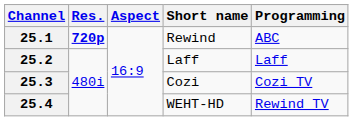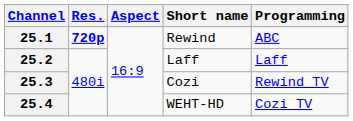(284, 82) Cozi TV -> (292, 82) Rewind TV
(292, 105) Rewind TV -> (284, 105) Cozi TV
